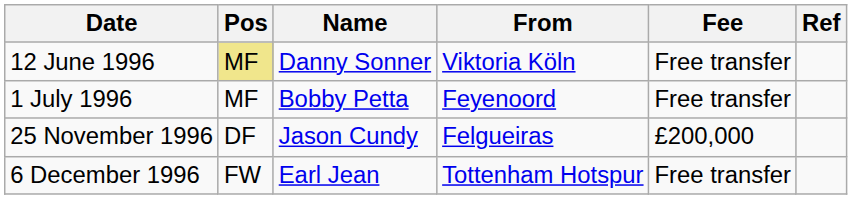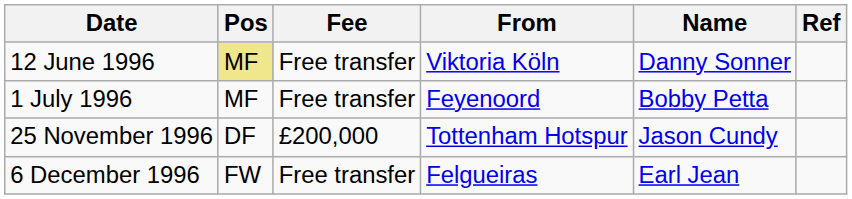columns swapped: (355, 23) <-> (723, 23)
(498, 136) Felgueiras -> (527, 136) Tottenham Hotspur
(543, 174) Tottenham Hotspur -> (482, 174) Felgueiras
